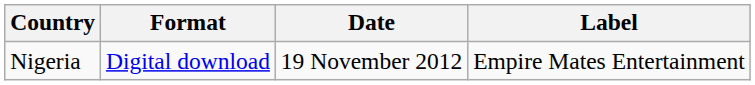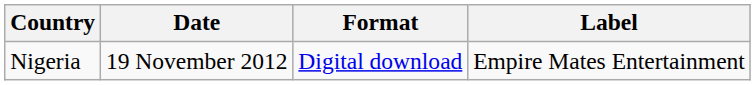columns swapped: (372, 23) <-> (188, 23)
